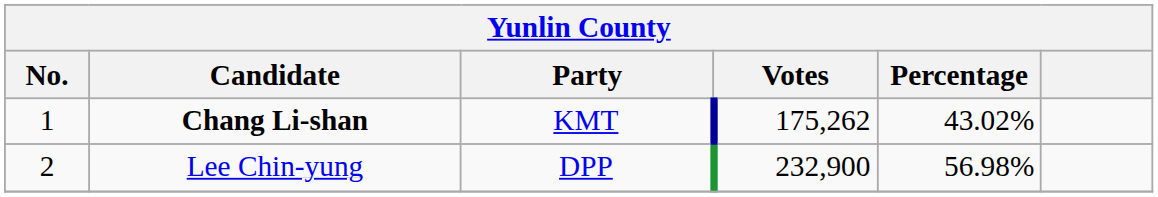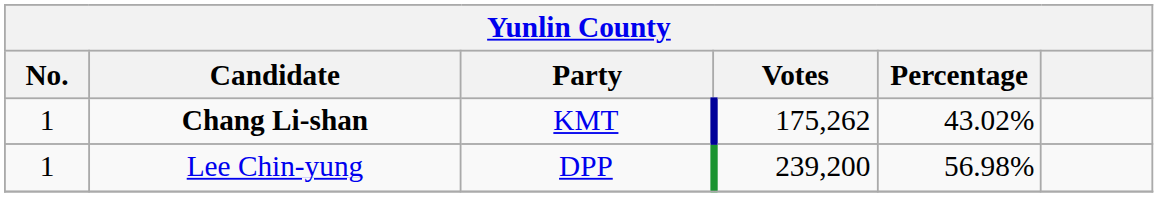(47, 167) 2 -> (47, 167) 1
(823, 167) 232,900 -> (823, 167) 239,200
